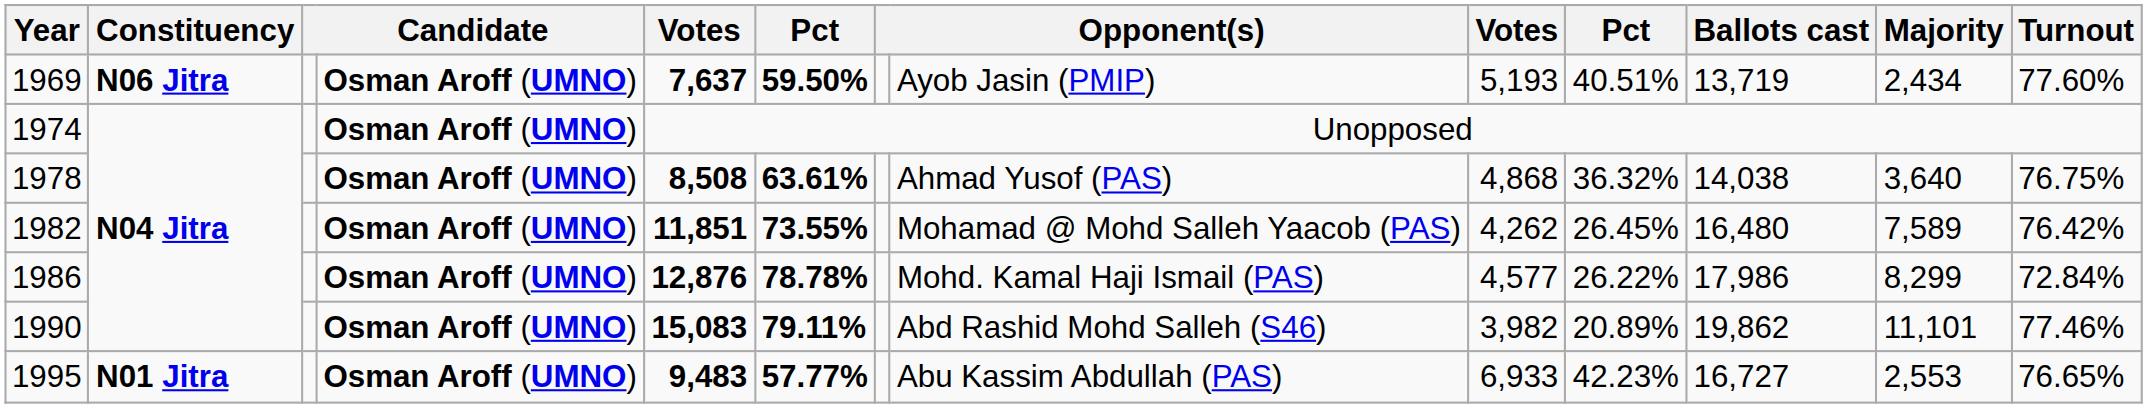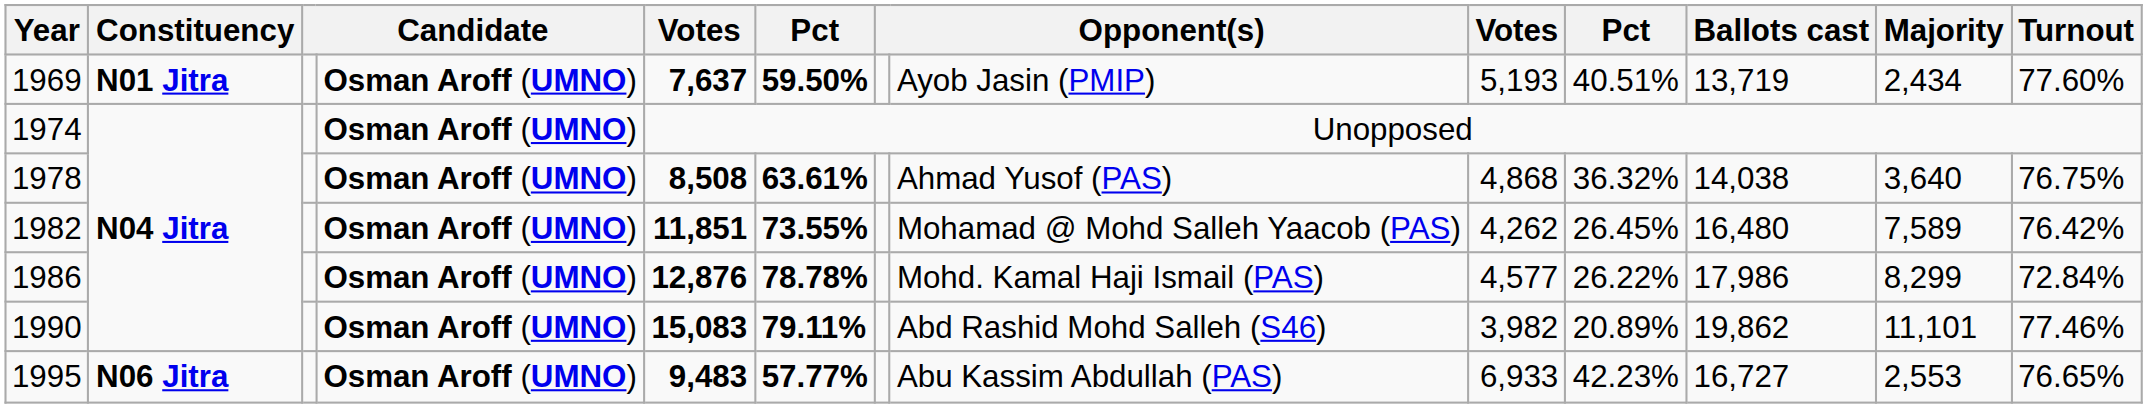(162, 79) N06 Jitra -> (162, 79) N01 Jitra
(162, 377) N01 Jitra -> (162, 377) N06 Jitra
